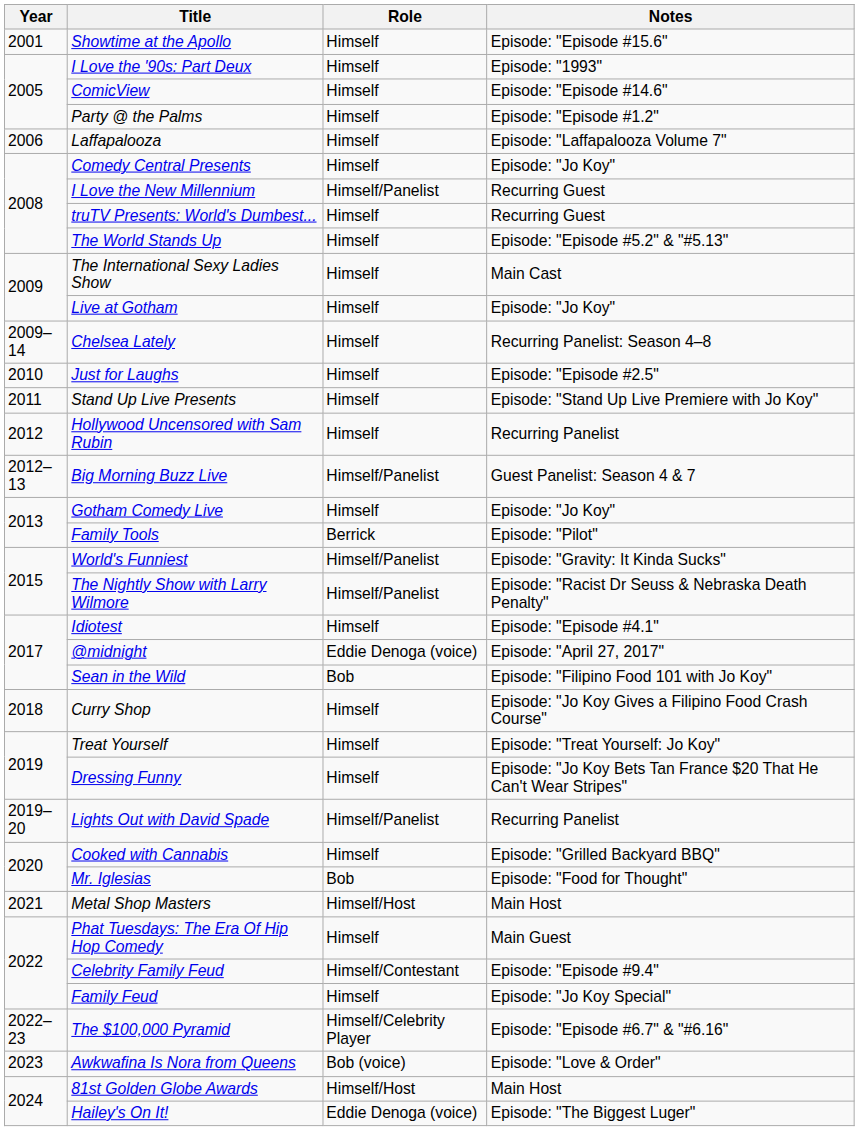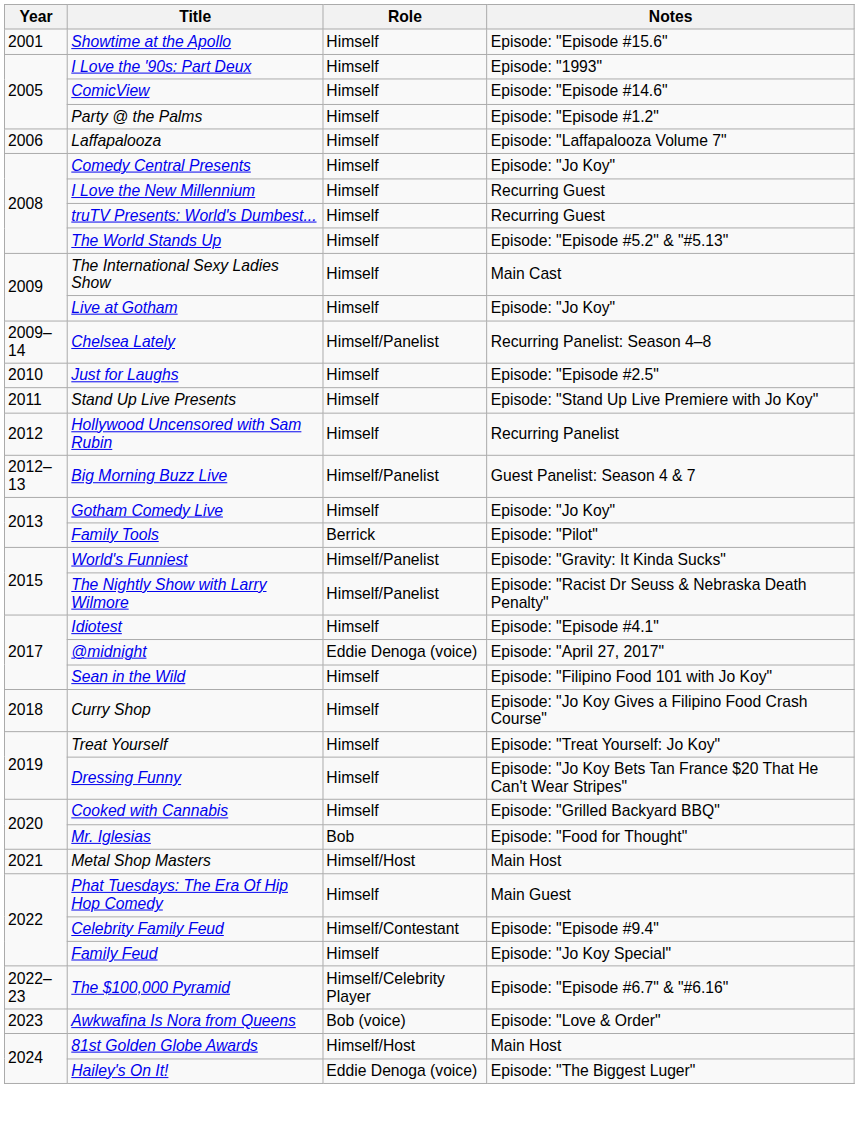(383, 191) Himself/Panelist -> (352, 191) Himself
(352, 341) Himself -> (383, 341) Himself/Panelist
(340, 677) Bob -> (352, 677) Himself
- row: (170, 820)
